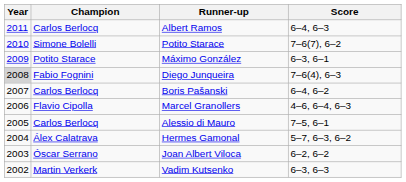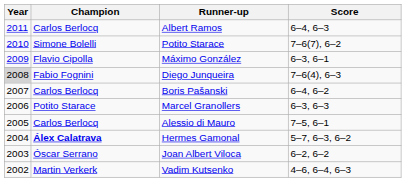(64, 59) Potito Starace -> (63, 59) Flavio Cipolla
(63, 106) Flavio Cipolla -> (64, 106) Potito Starace
(321, 106) 4–6, 6–4, 6–3 -> (310, 106) 6–3, 6–3
(65, 138) normal -> (67, 138) bold
(310, 169) 6–3, 6–3 -> (321, 169) 4–6, 6–4, 6–3
